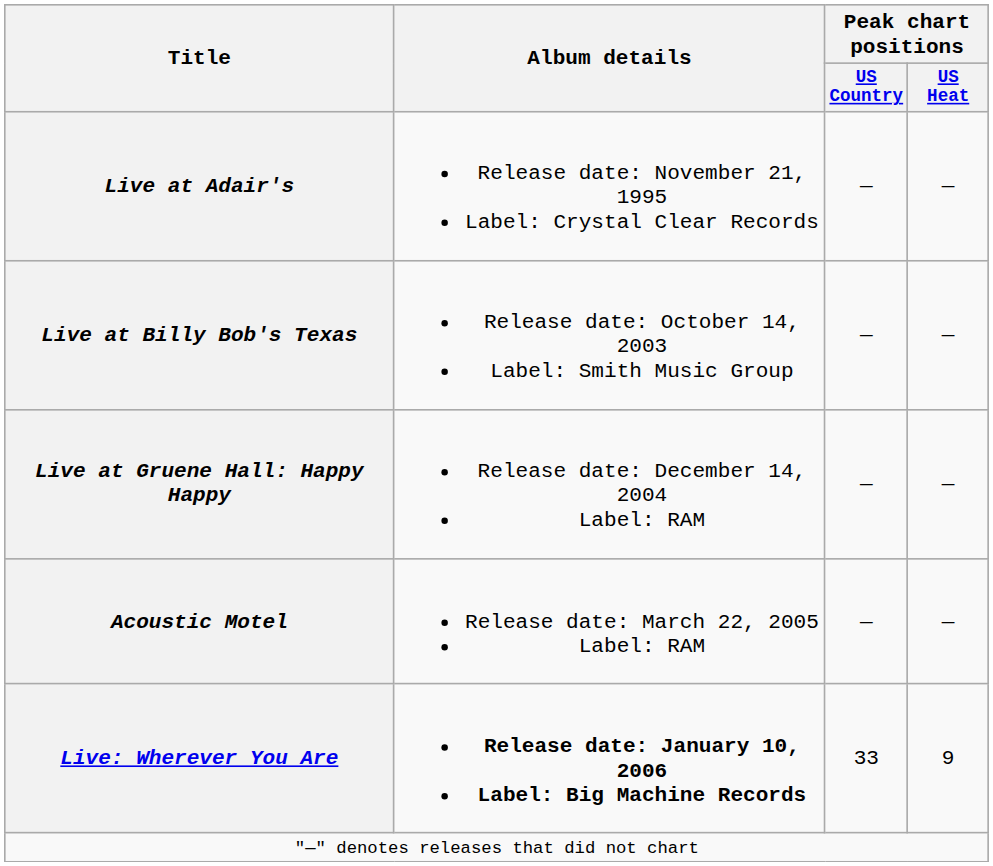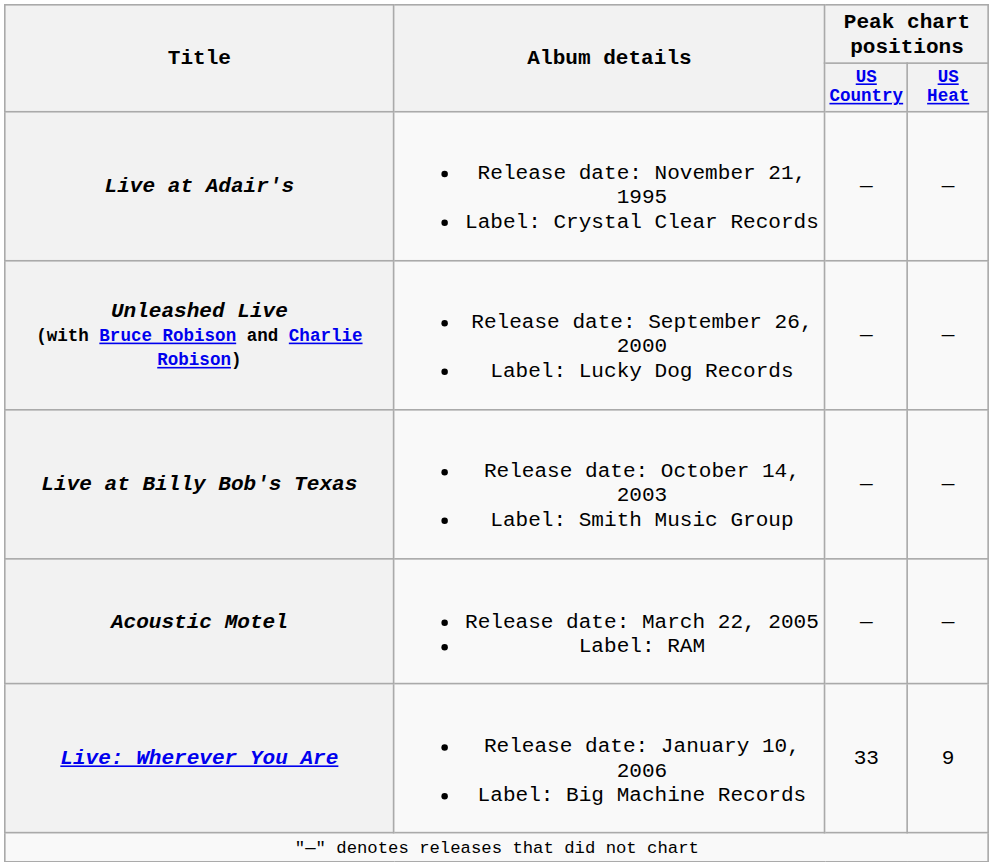+ row: (199, 334)
- row: (199, 484)
(610, 771) bold -> (610, 771) normal
